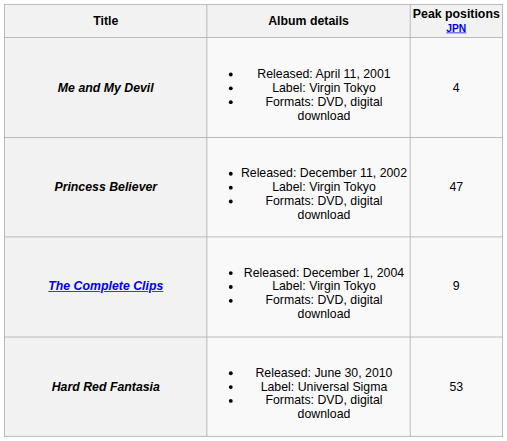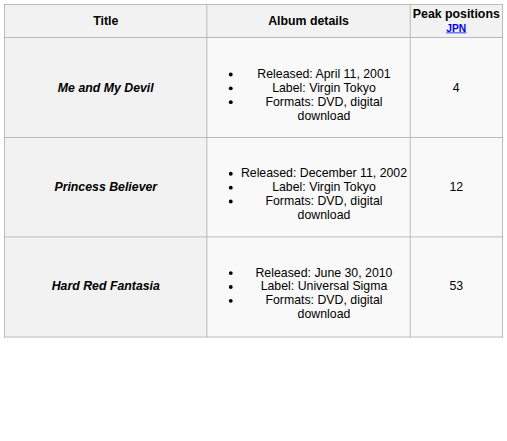(456, 187) 47 -> (456, 187) 12
- row: (106, 286)
